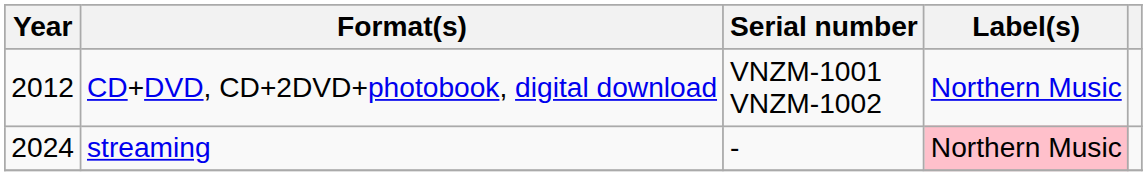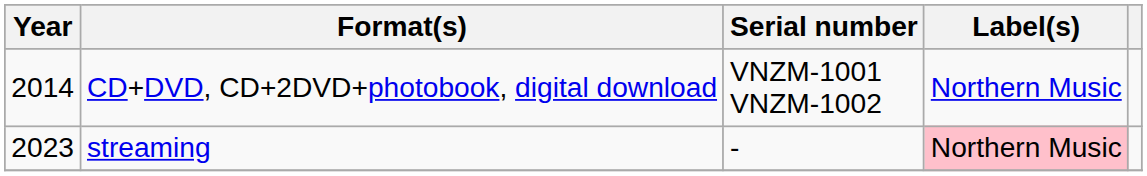(43, 87) 2012 -> (43, 87) 2014
(43, 147) 2024 -> (43, 147) 2023
